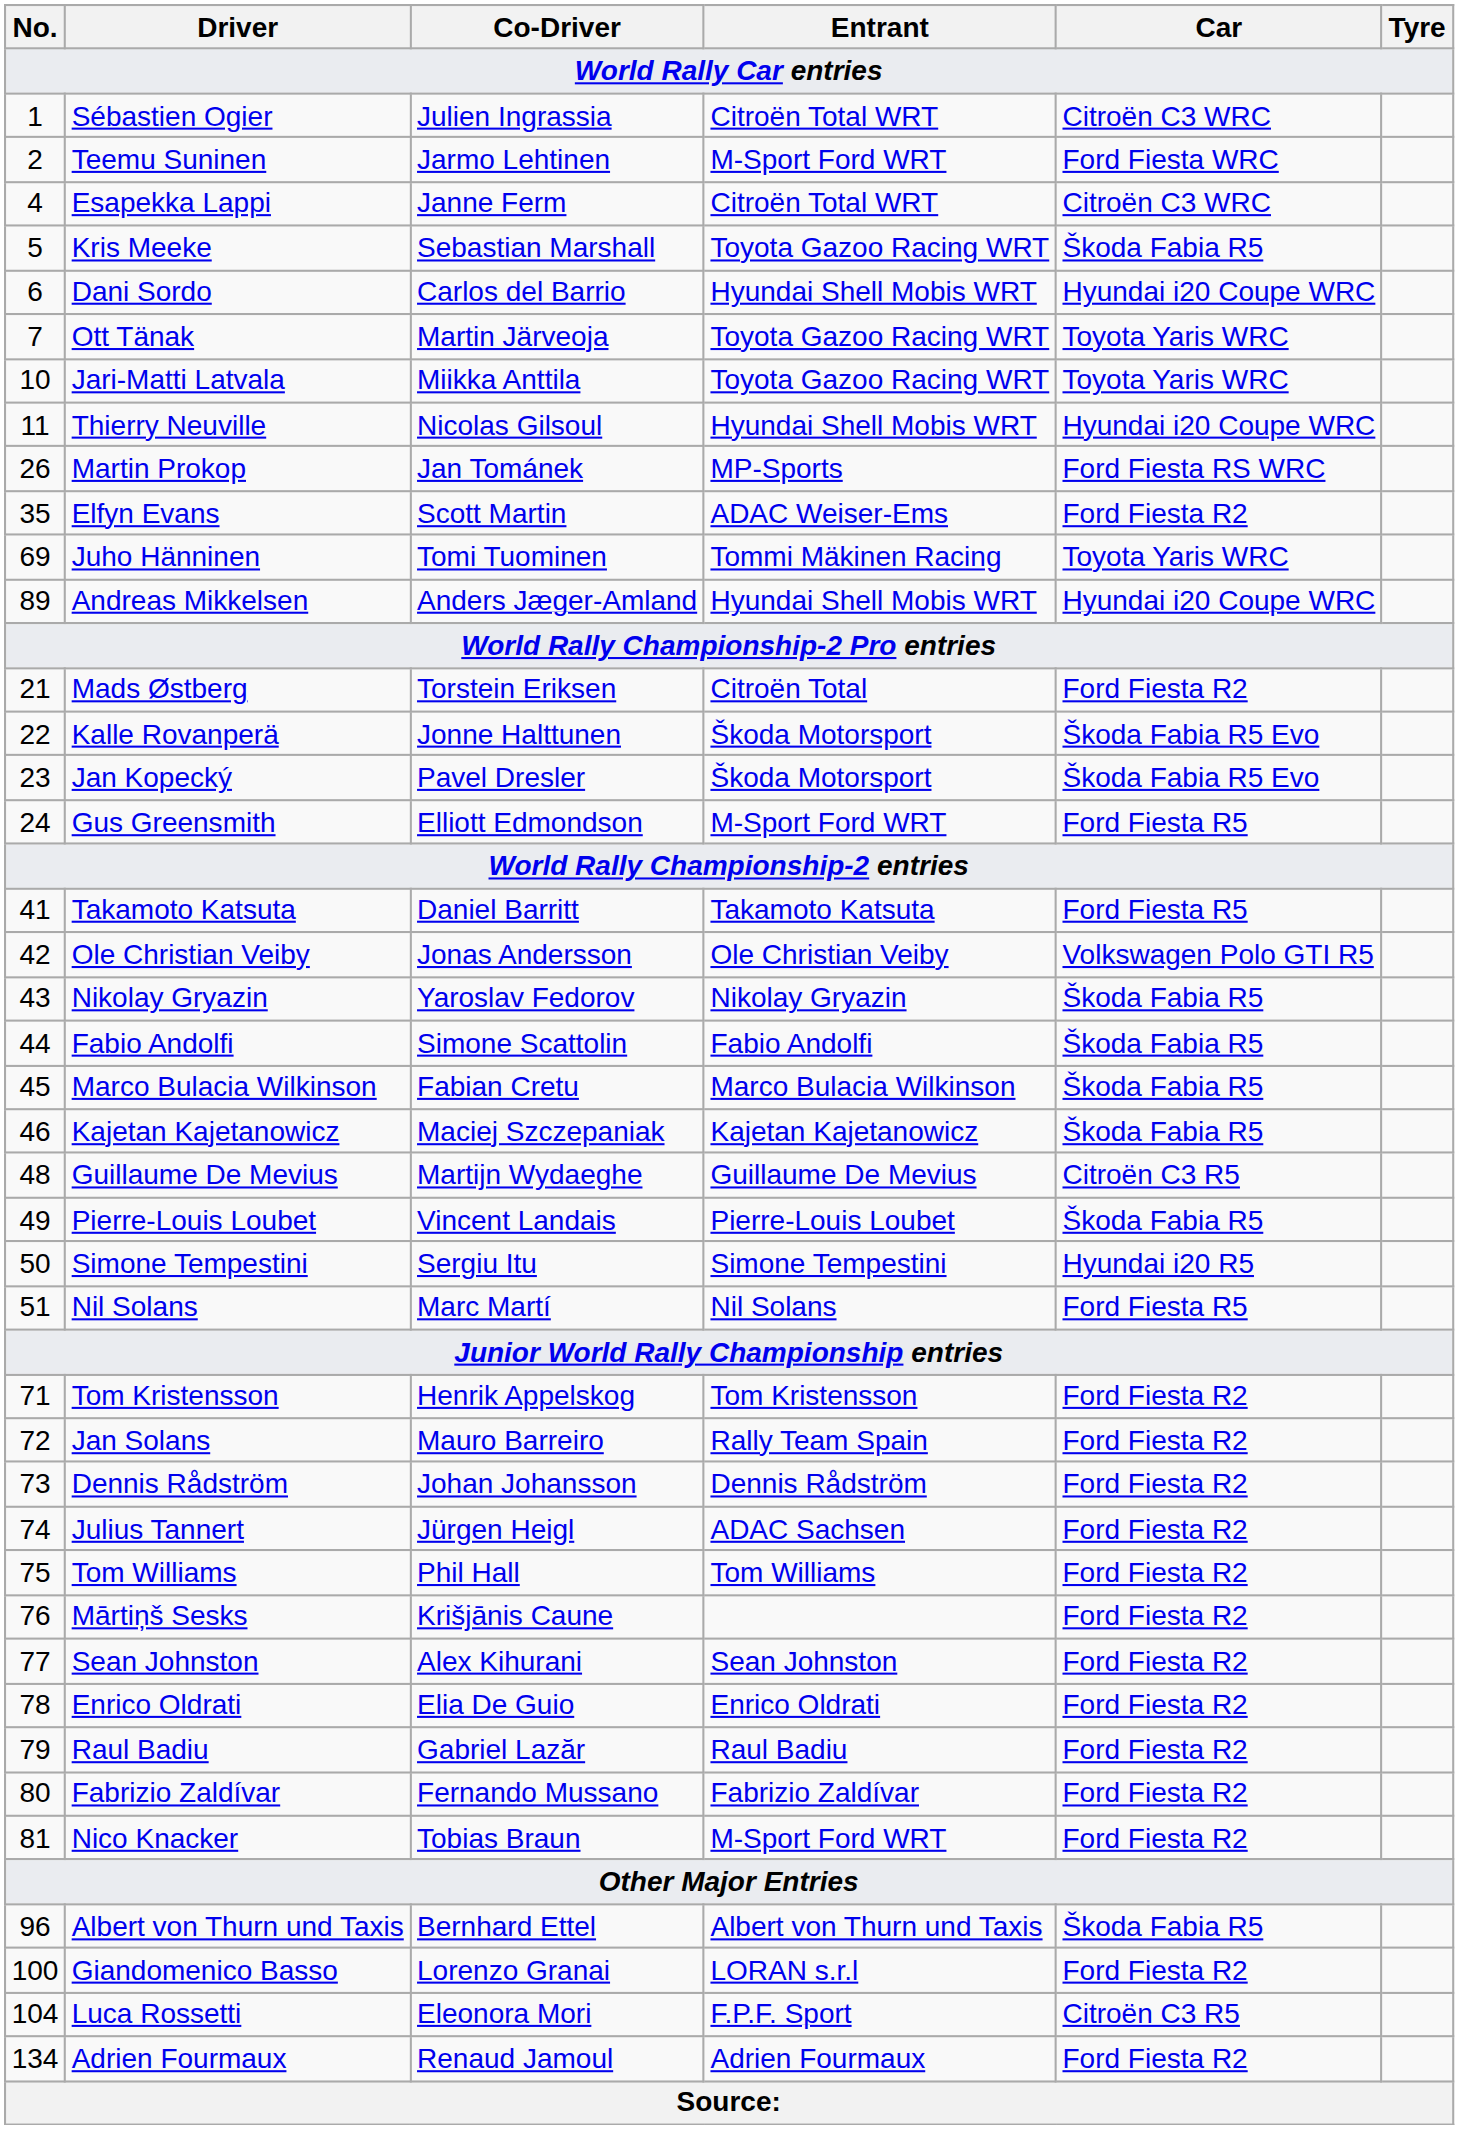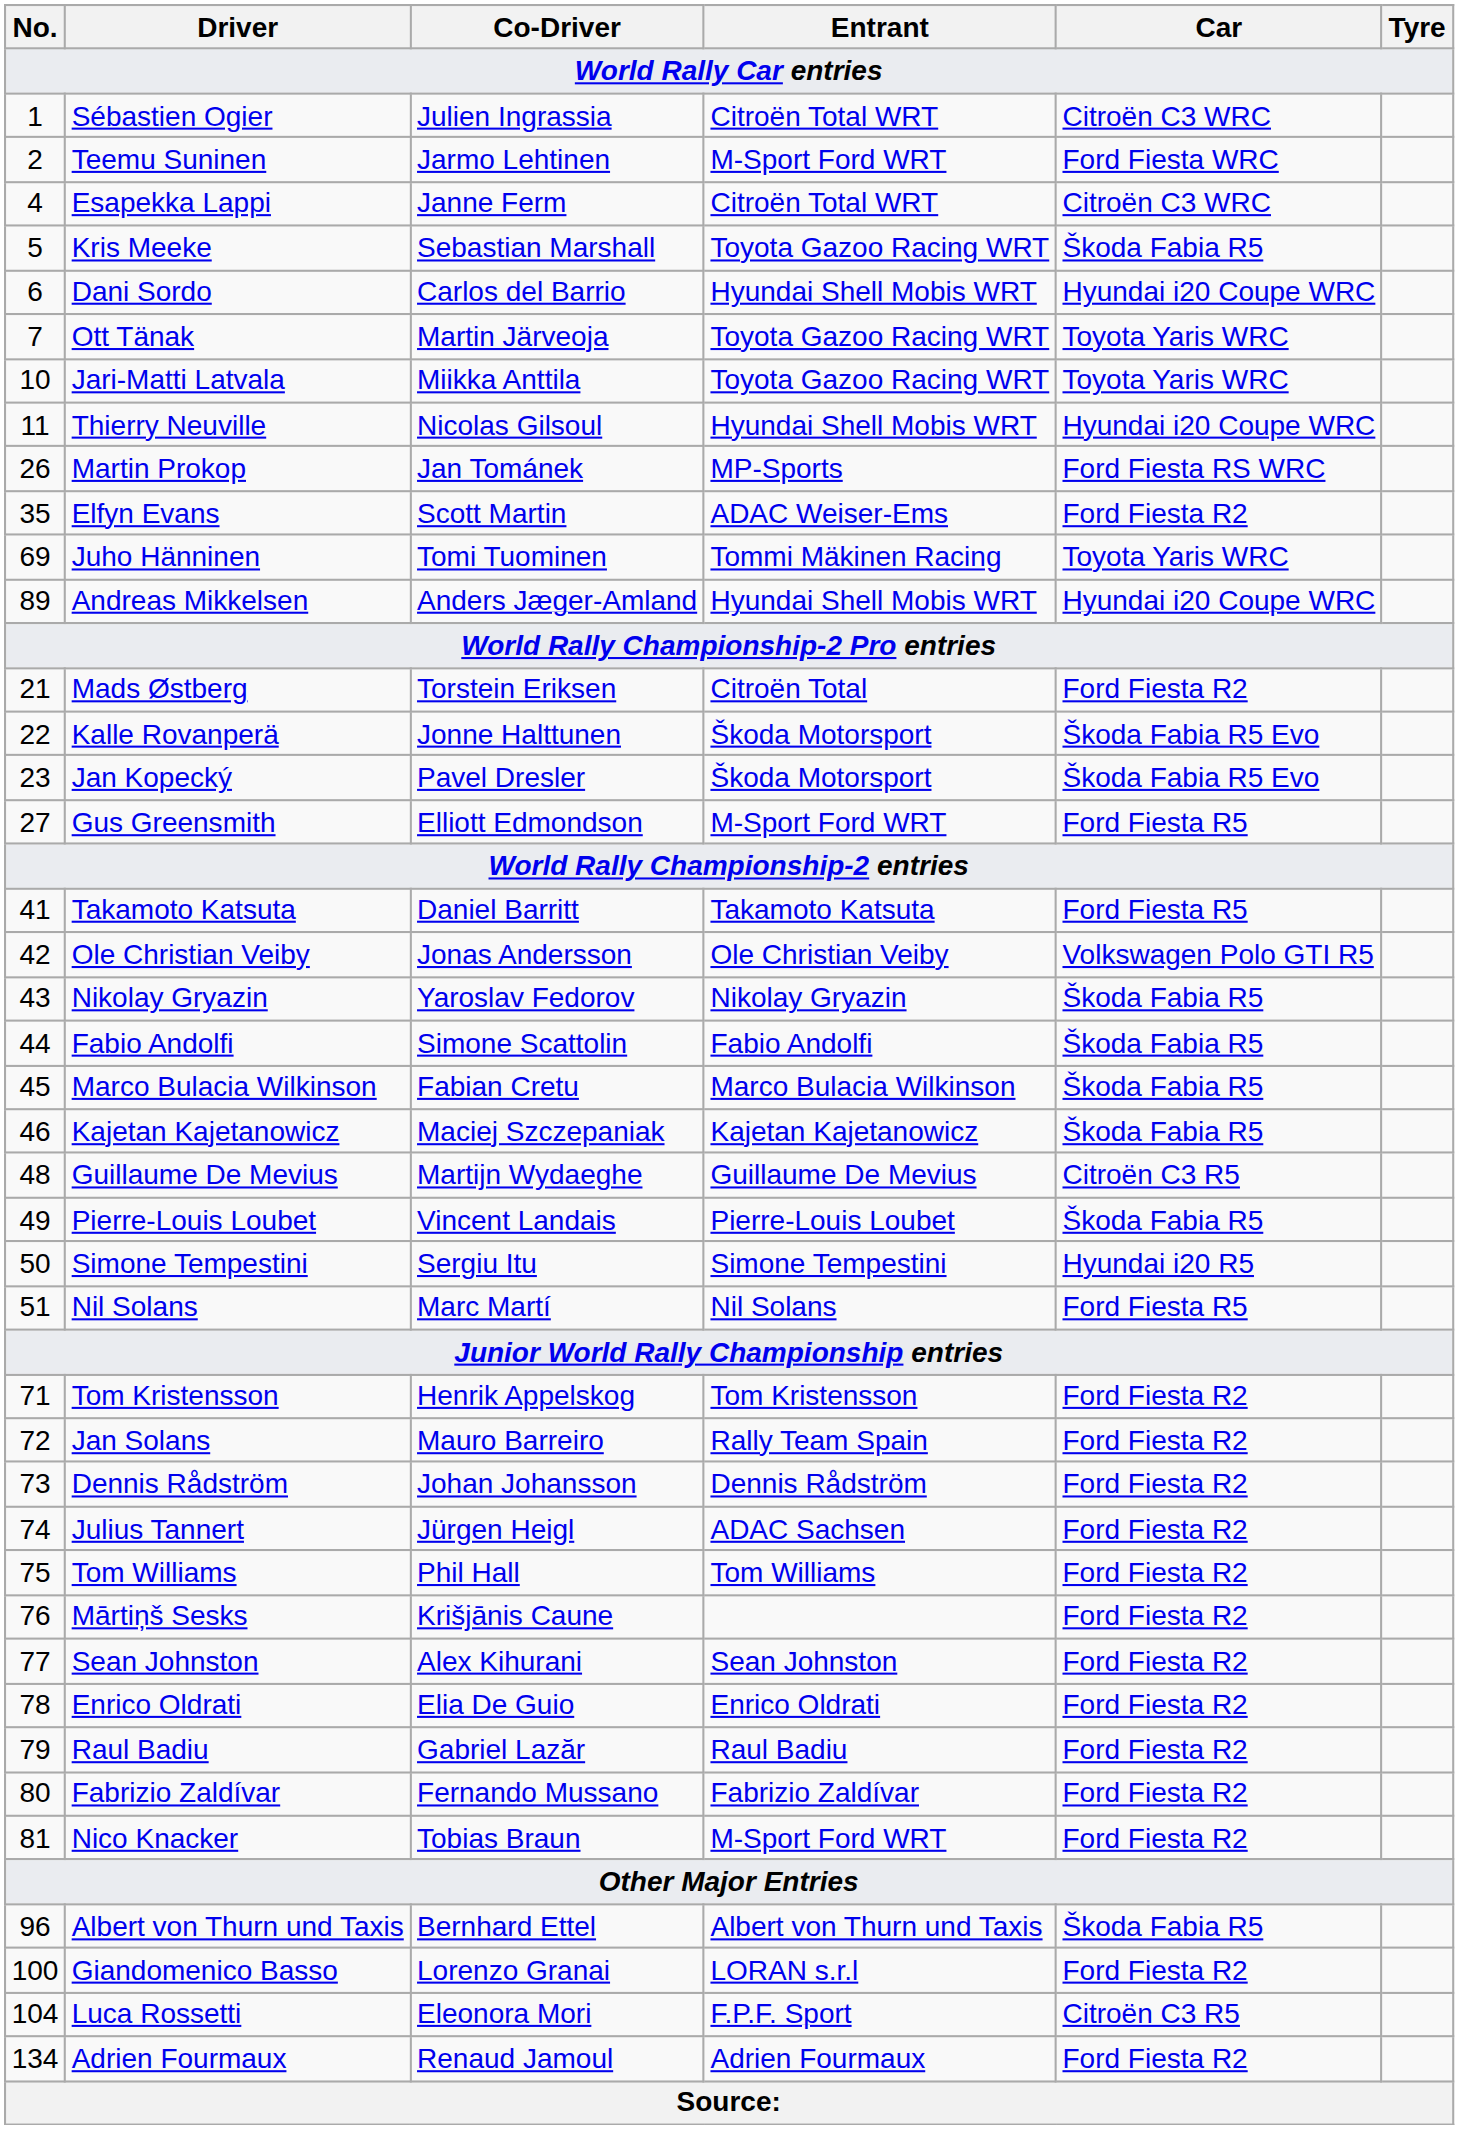(35, 822) 24 -> (35, 822) 27
